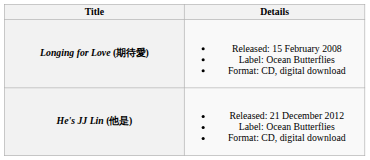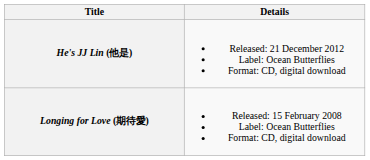rows swapped: (94, 53) <-> (94, 121)
